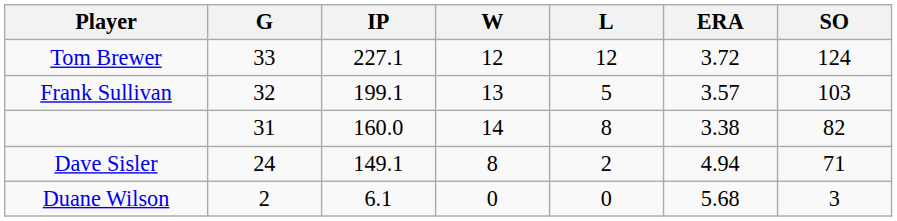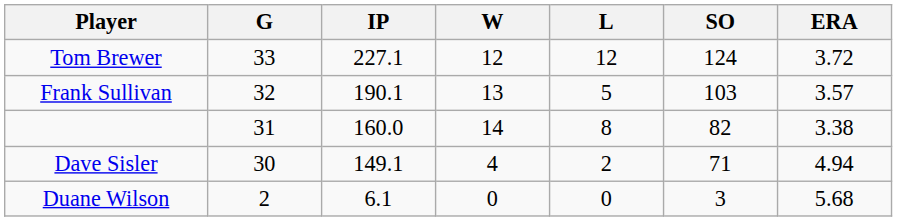columns swapped: (720, 22) <-> (834, 22)
(378, 92) 199.1 -> (378, 92) 190.1
(264, 163) 24 -> (264, 163) 30
(492, 163) 8 -> (492, 163) 4
